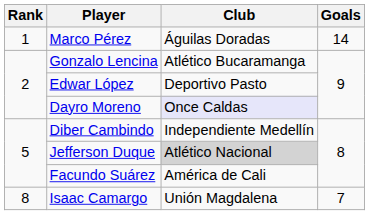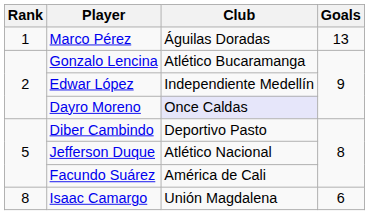(341, 38) 14 -> (341, 38) 13
(216, 84) Deportivo Pasto -> (239, 84) Independiente Medellín
(239, 130) Independiente Medellín -> (216, 130) Deportivo Pasto
(218, 152) lightgrey background -> (218, 152) no background
(341, 198) 7 -> (341, 198) 6
